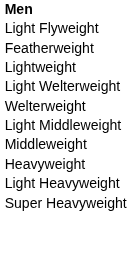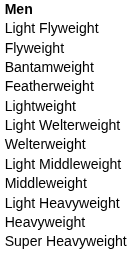+ row: (34, 48)
+ row: (49, 67)
rows swapped: (62, 183) <-> (45, 164)
